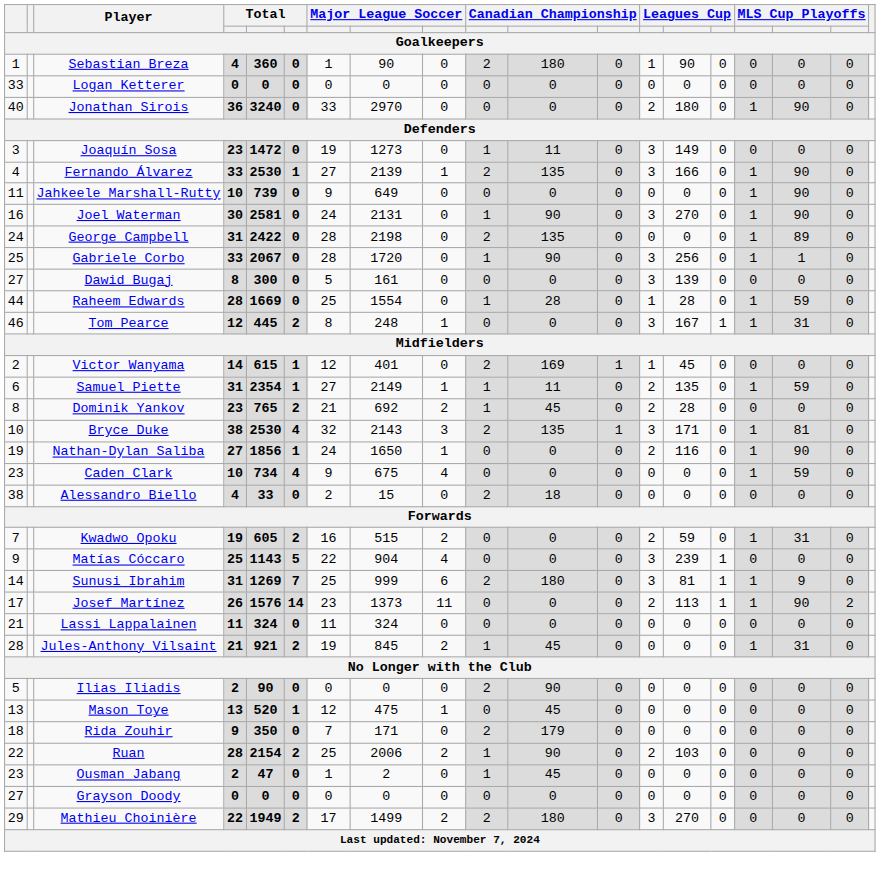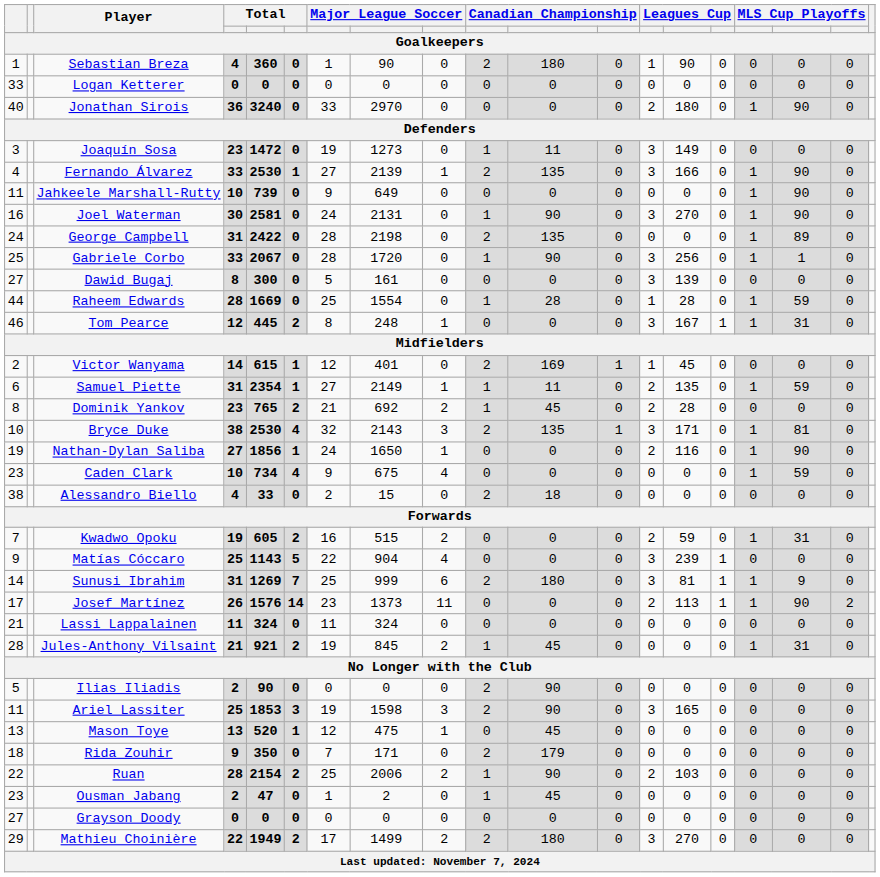+ row: (129, 711)
